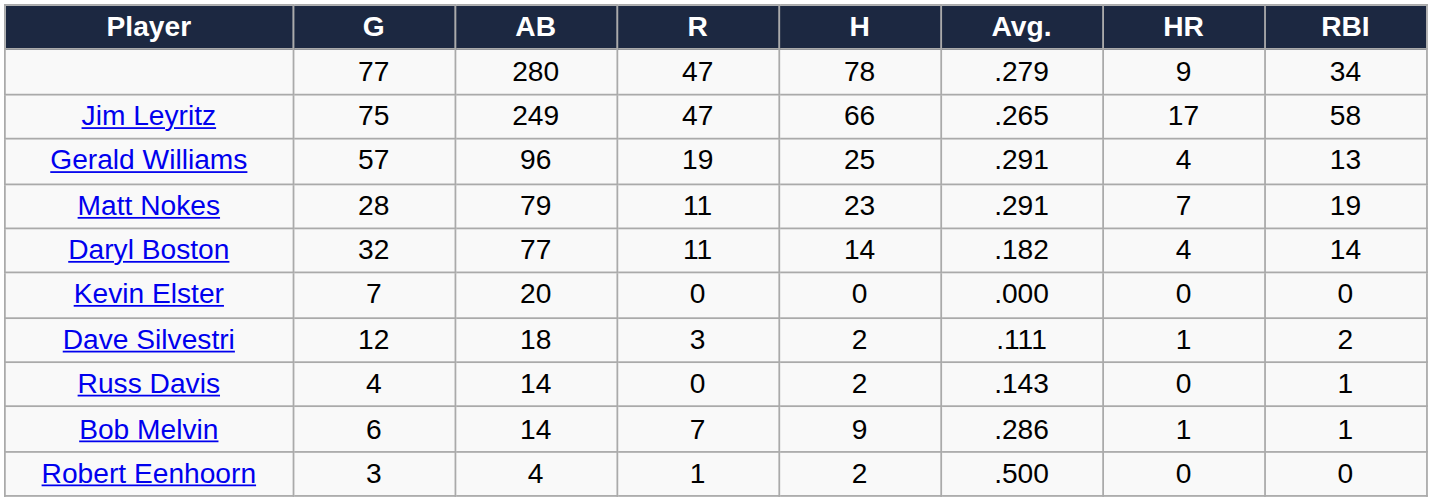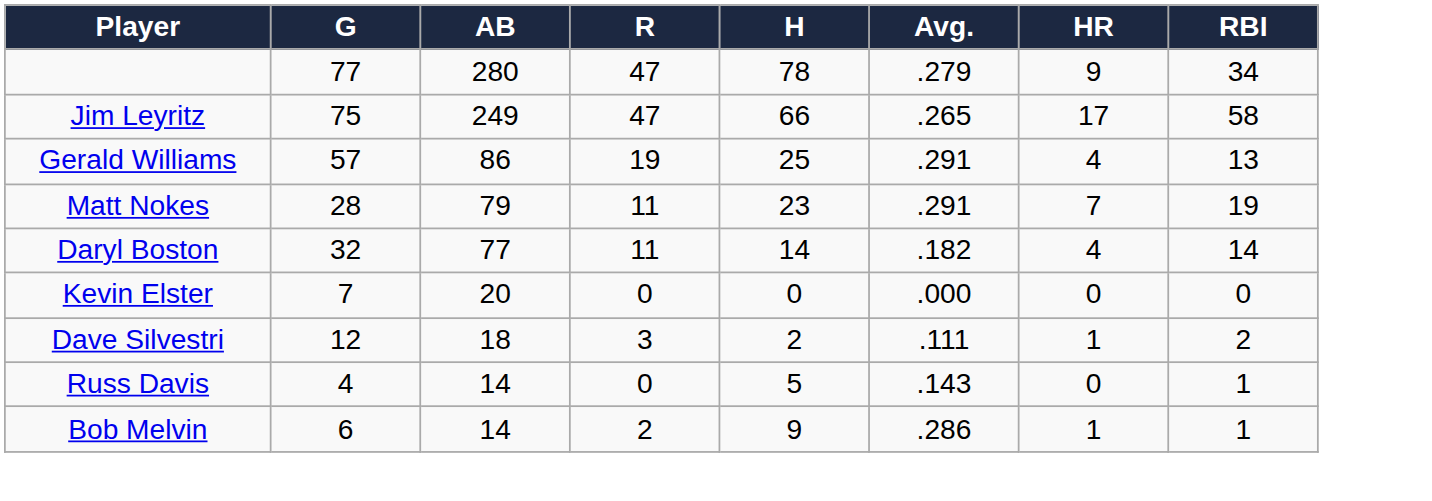(536, 160) 96 -> (495, 160) 86
(860, 384) 2 -> (794, 384) 5
(698, 428) 7 -> (645, 428) 2
- row: (149, 473)
